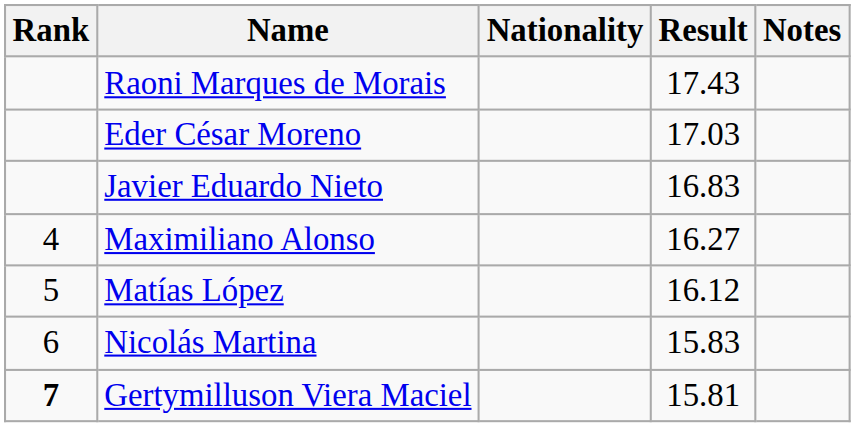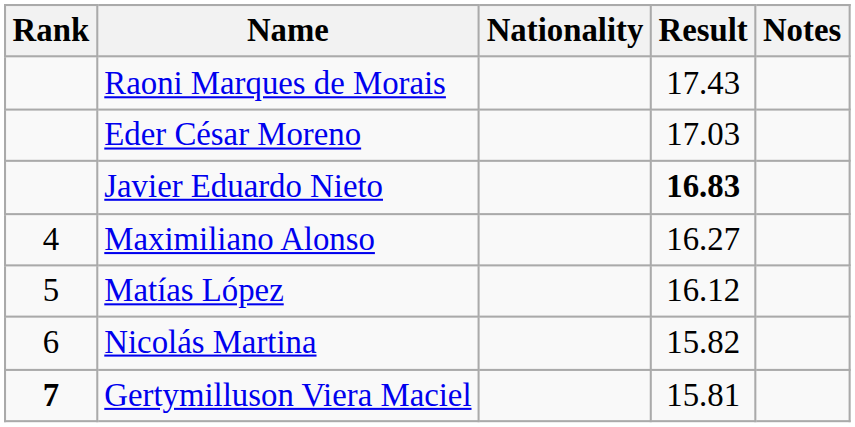(703, 186) normal -> (703, 186) bold
(703, 342) 15.83 -> (703, 342) 15.82
